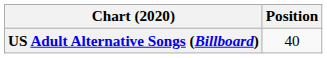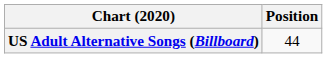(292, 40) 40 -> (292, 40) 44
